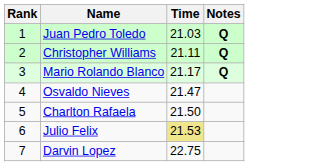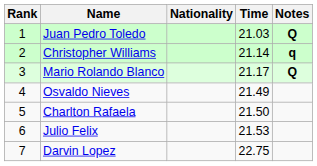+ column: (201, 14)
(185, 53) 21.11 -> (254, 53) 21.14
(224, 53) Q -> (292, 53) q
(185, 92) 21.47 -> (254, 92) 21.49
(185, 131) khaki background -> (254, 131) no background
